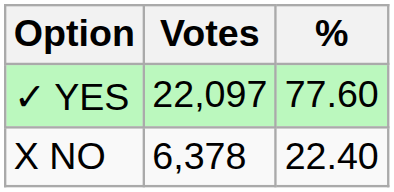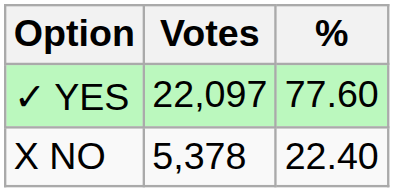(199, 155) 6,378 -> (199, 155) 5,378
